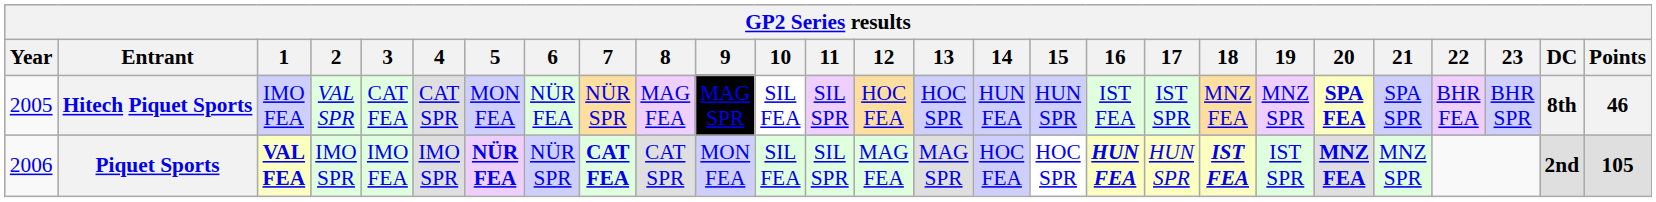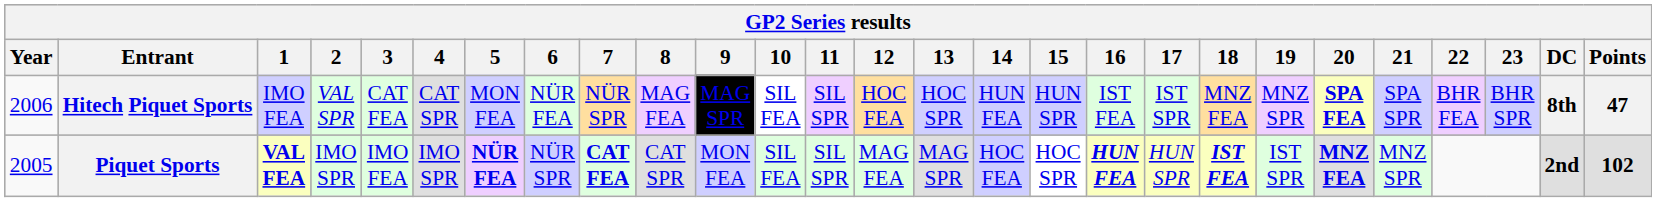(31, 104) 2005 -> (31, 104) 2006
(1618, 104) 46 -> (1618, 104) 47
(31, 165) 2006 -> (31, 165) 2005
(1618, 165) 105 -> (1618, 165) 102
